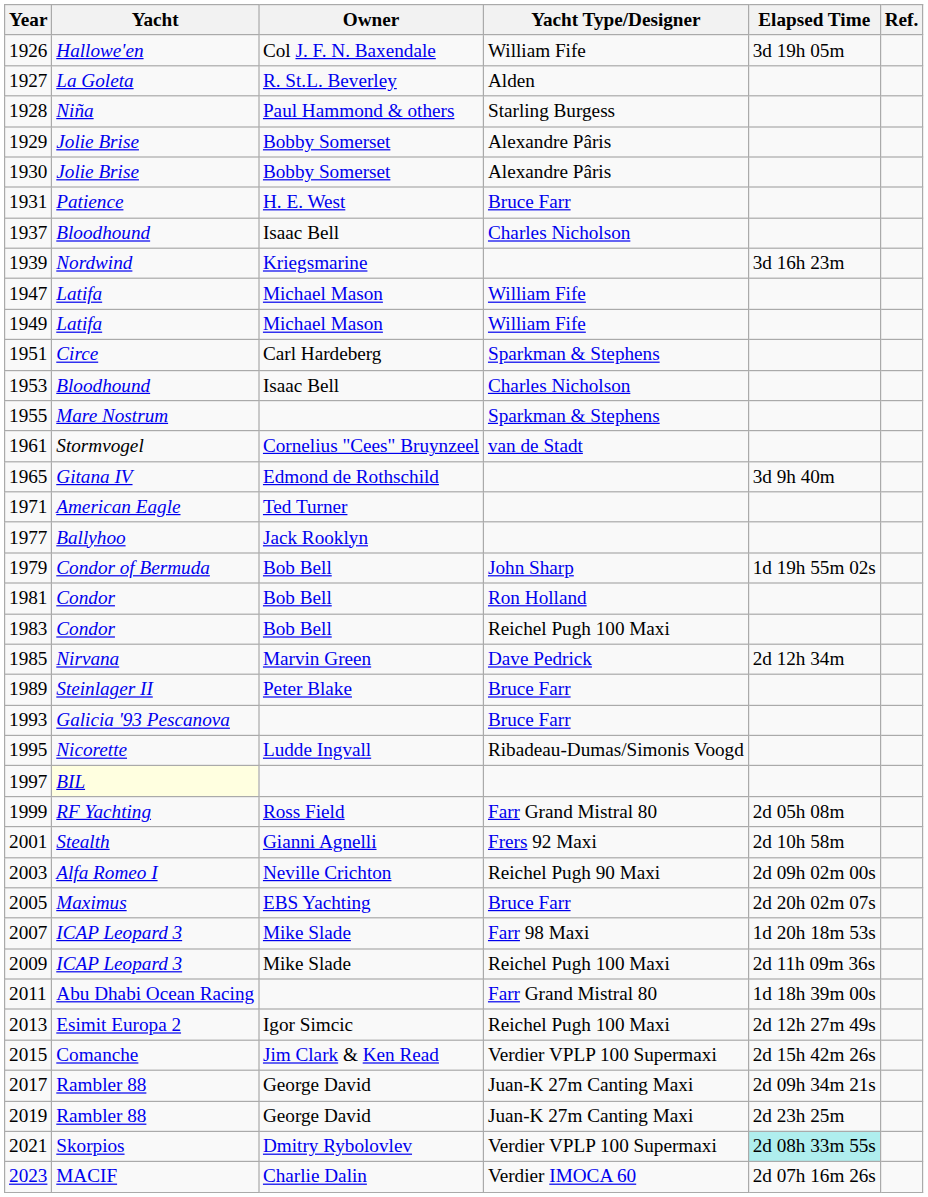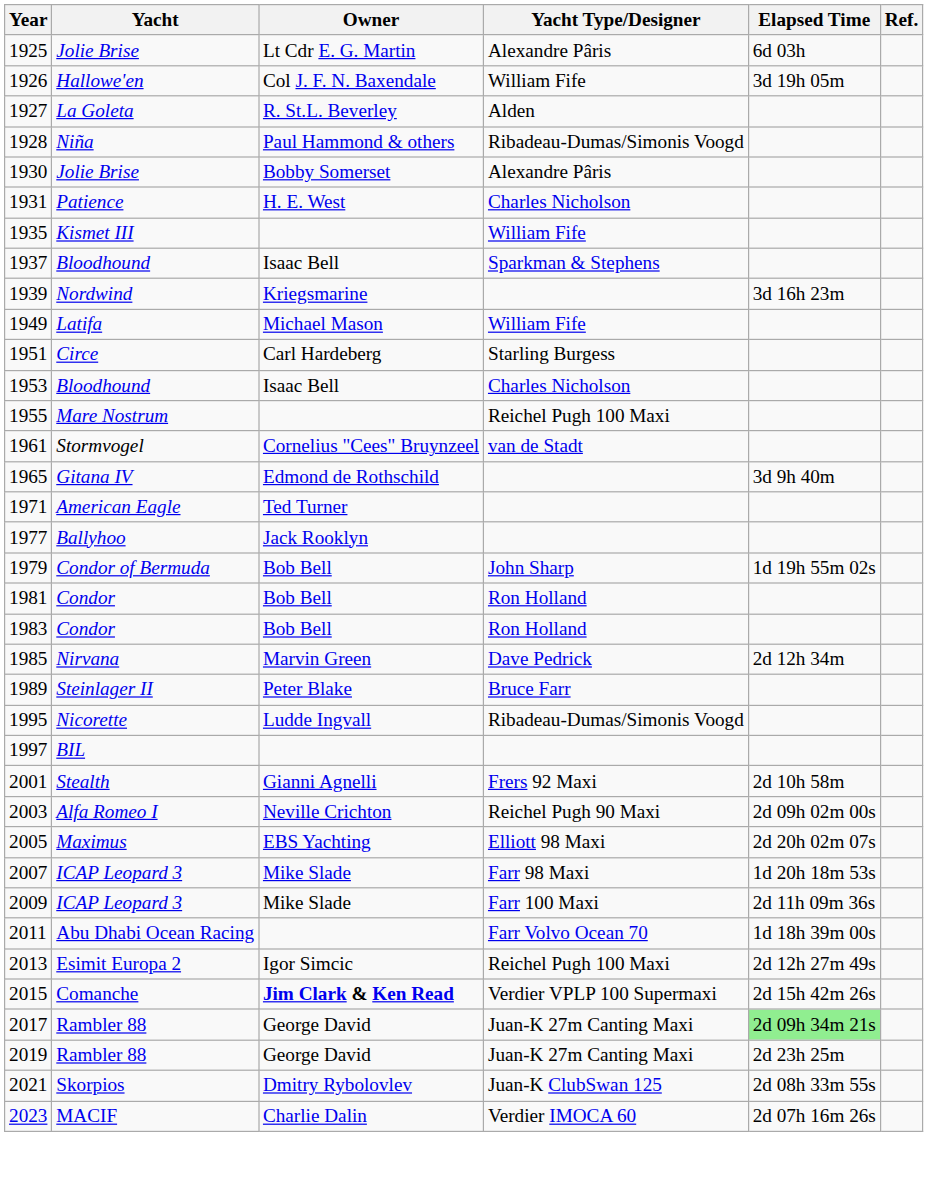+ row: (28, 50)
(552, 111) Starling Burgess -> (616, 141) Ribadeau-Dumas/Simonis Voogd
- row: (28, 141)
(529, 202) Bruce Farr -> (559, 202) Charles Nicholson
+ row: (28, 232)
(559, 232) Charles Nicholson -> (574, 263) Sparkman & Stephens
- row: (28, 293)
(574, 354) Sparkman & Stephens -> (552, 354) Starling Burgess
(574, 415) Sparkman & Stephens -> (579, 415) Reichel Pugh 100 Maxi
(579, 628) Reichel Pugh 100 Maxi -> (537, 628) Ron Holland
- row: (28, 720)
(71, 780) lightyellow background -> (71, 750) no background
- row: (28, 811)
(529, 902) Bruce Farr -> (547, 841) Elliott 98 Maxi
(579, 963) Reichel Pugh 100 Maxi -> (543, 902) Farr 100 Maxi
(572, 994) Farr Grand Mistral 80 -> (568, 933) Farr Volvo Ocean 70
(351, 1055) normal -> (358, 994) bold
(814, 1085) no background -> (814, 1024) lightgreen background
(602, 1146) Verdier VPLP 100 Supermaxi -> (575, 1085) Juan-K ClubSwan 125
(814, 1146) paleturquoise background -> (814, 1085) no background
